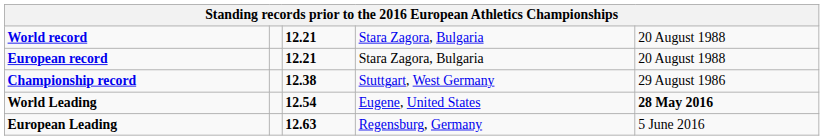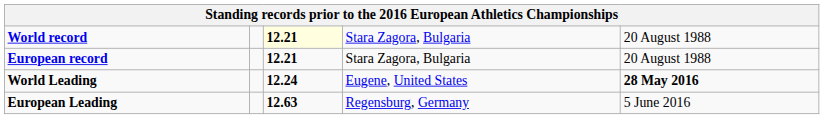(301, 37) no background -> (282, 37) lightyellow background
- row: (72, 80)
(301, 102) 12.54 -> (282, 80) 12.24
